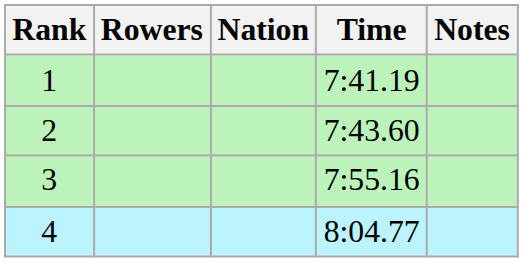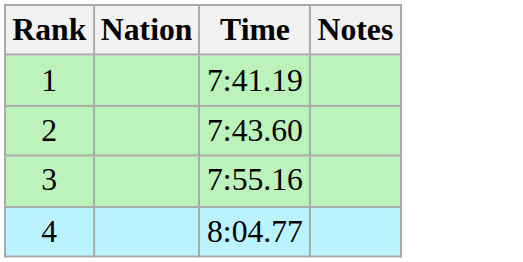- column: (152, 29)
